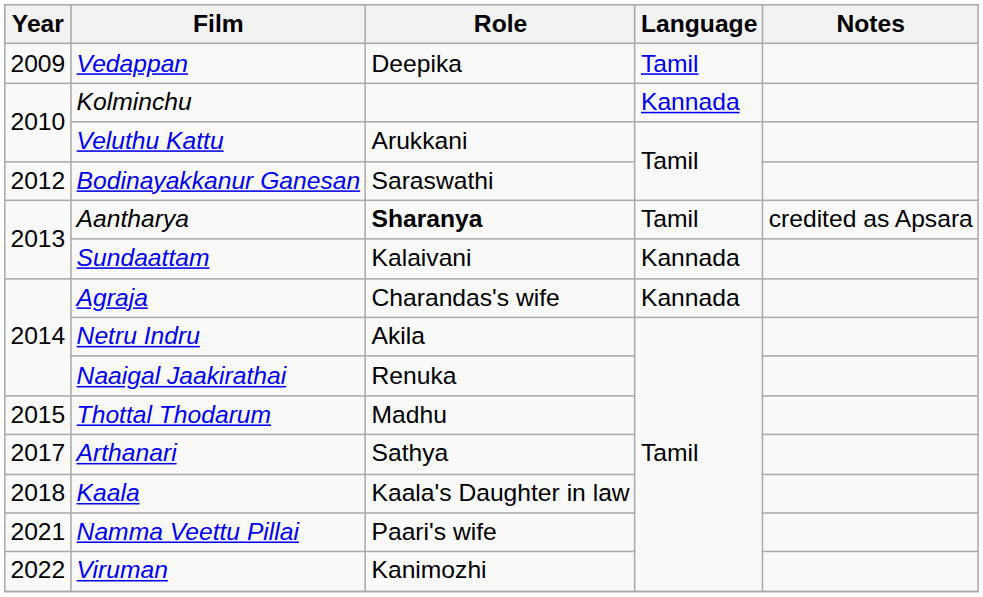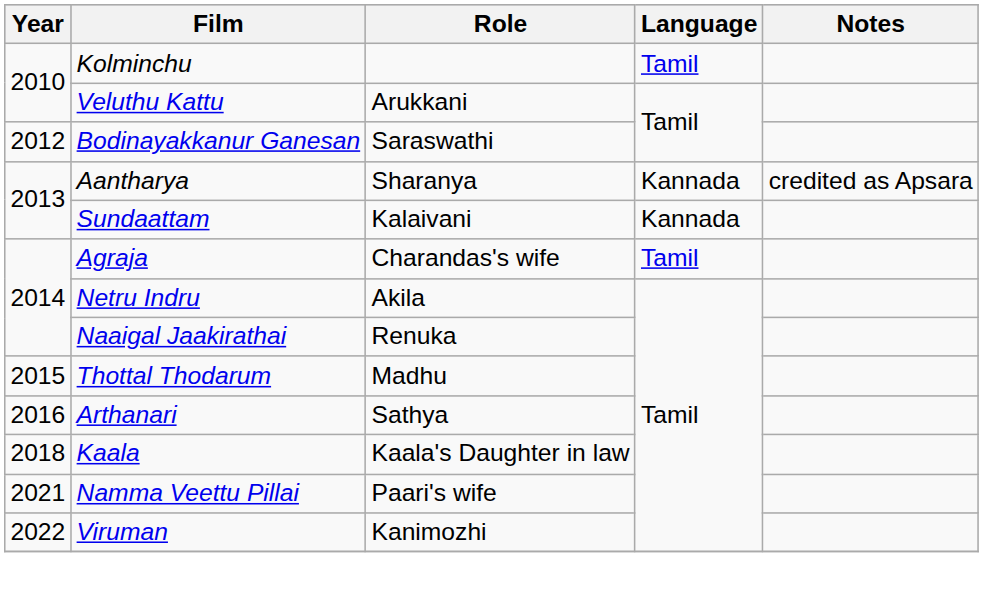- row: (132, 63)
(690, 102) Kannada -> (670, 63) Tamil
(427, 219) bold -> (424, 180) normal
(670, 219) Tamil -> (690, 180) Kannada
(690, 297) Kannada -> (670, 258) Tamil
(38, 453) 2017 -> (38, 414) 2016
